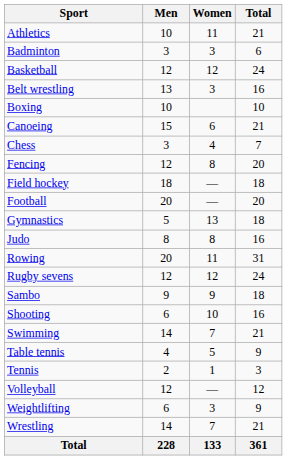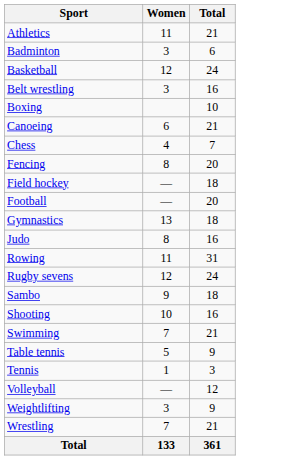- column: (166, 13)
